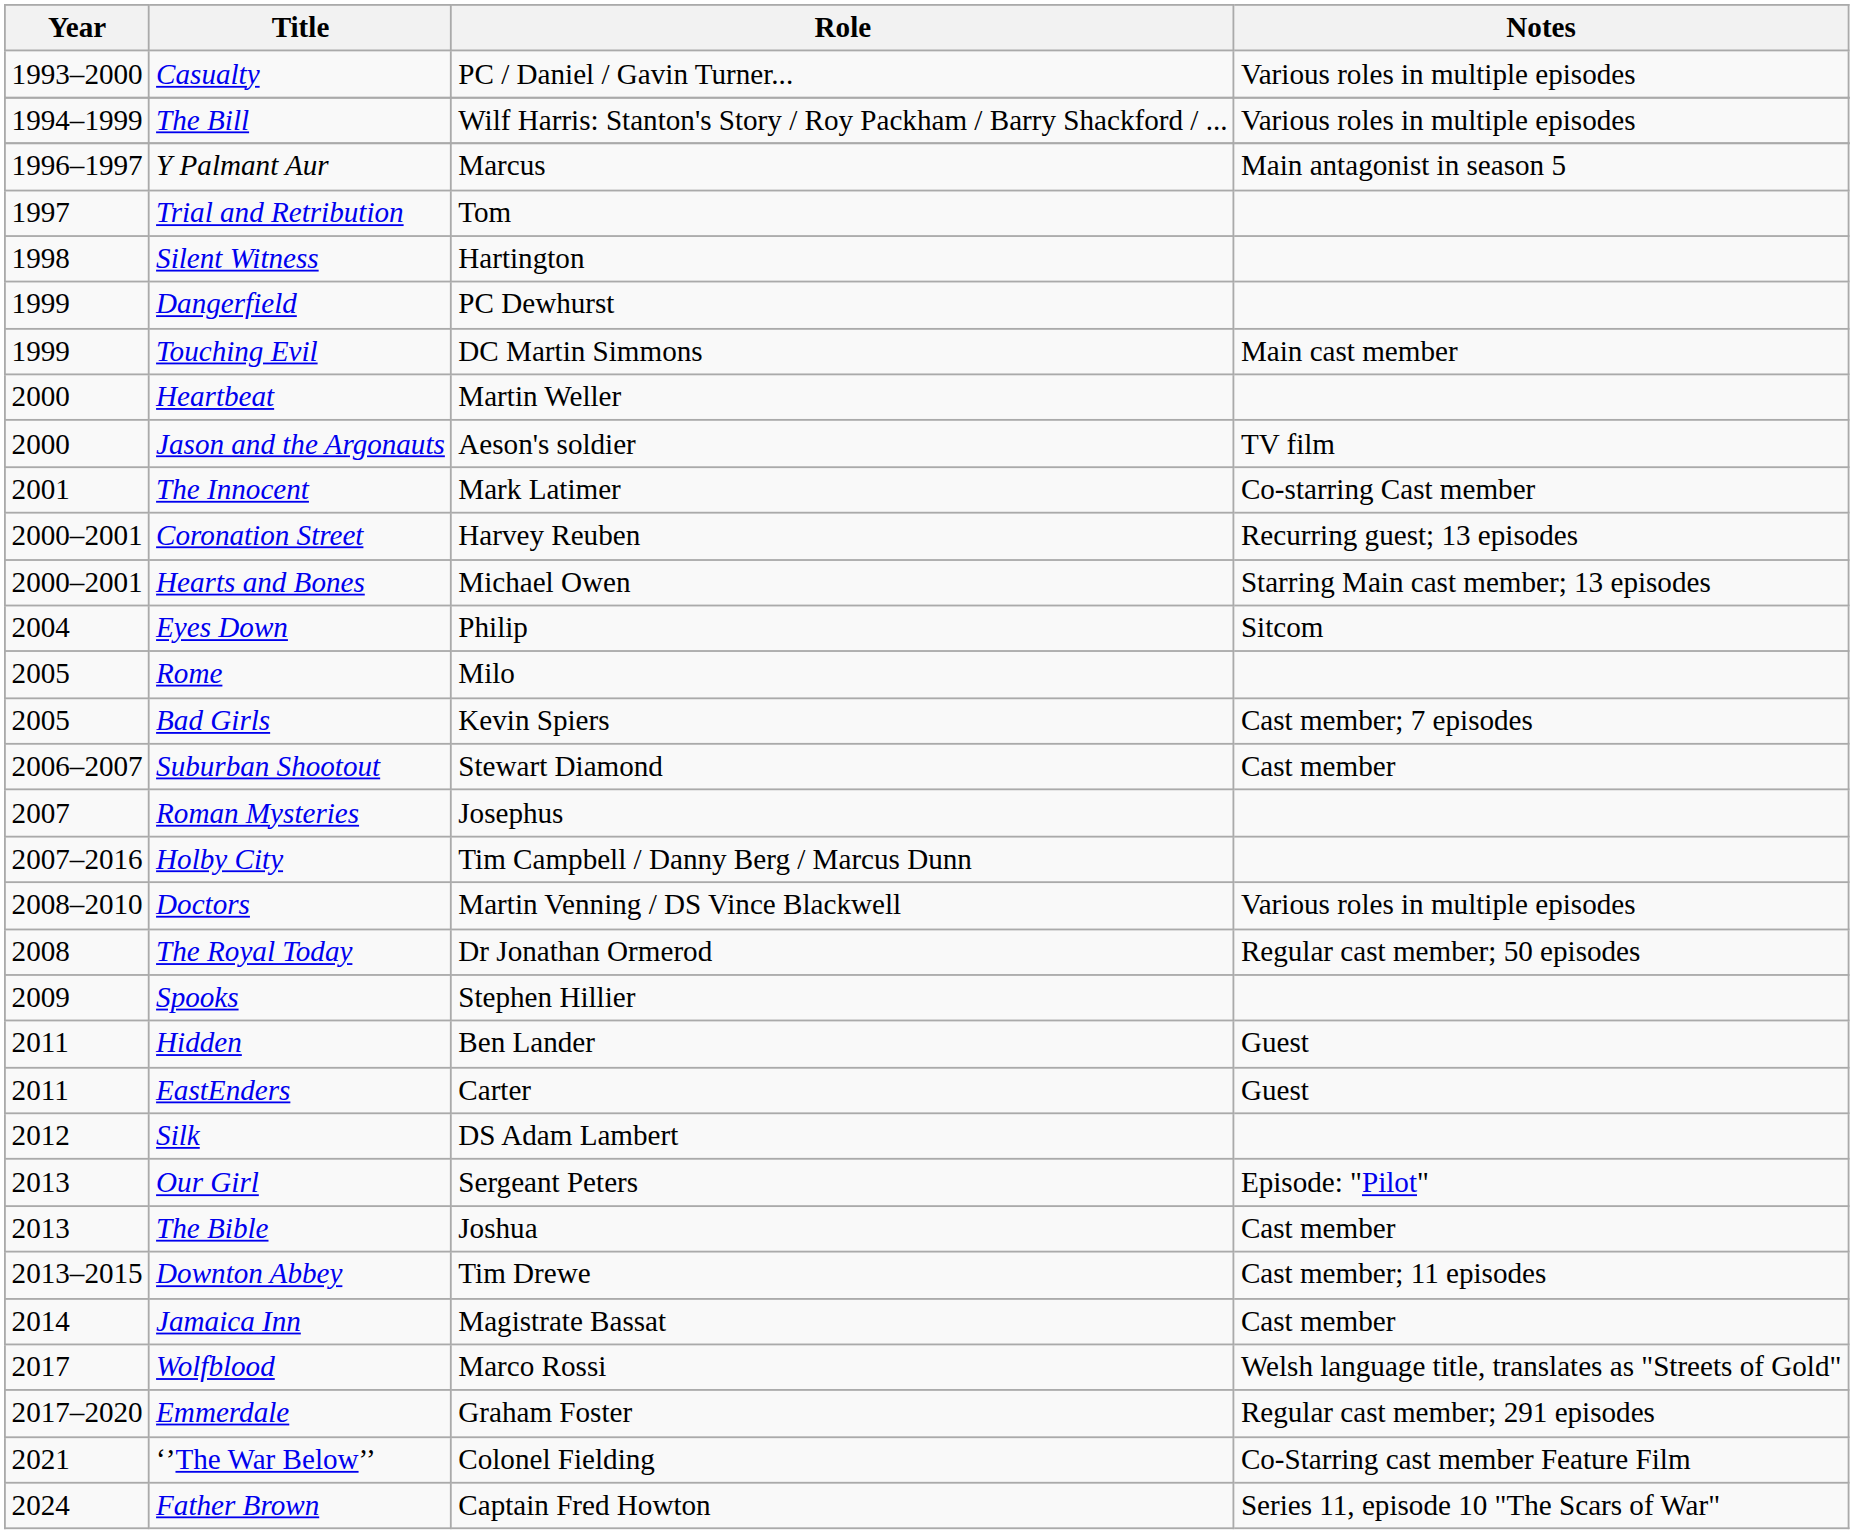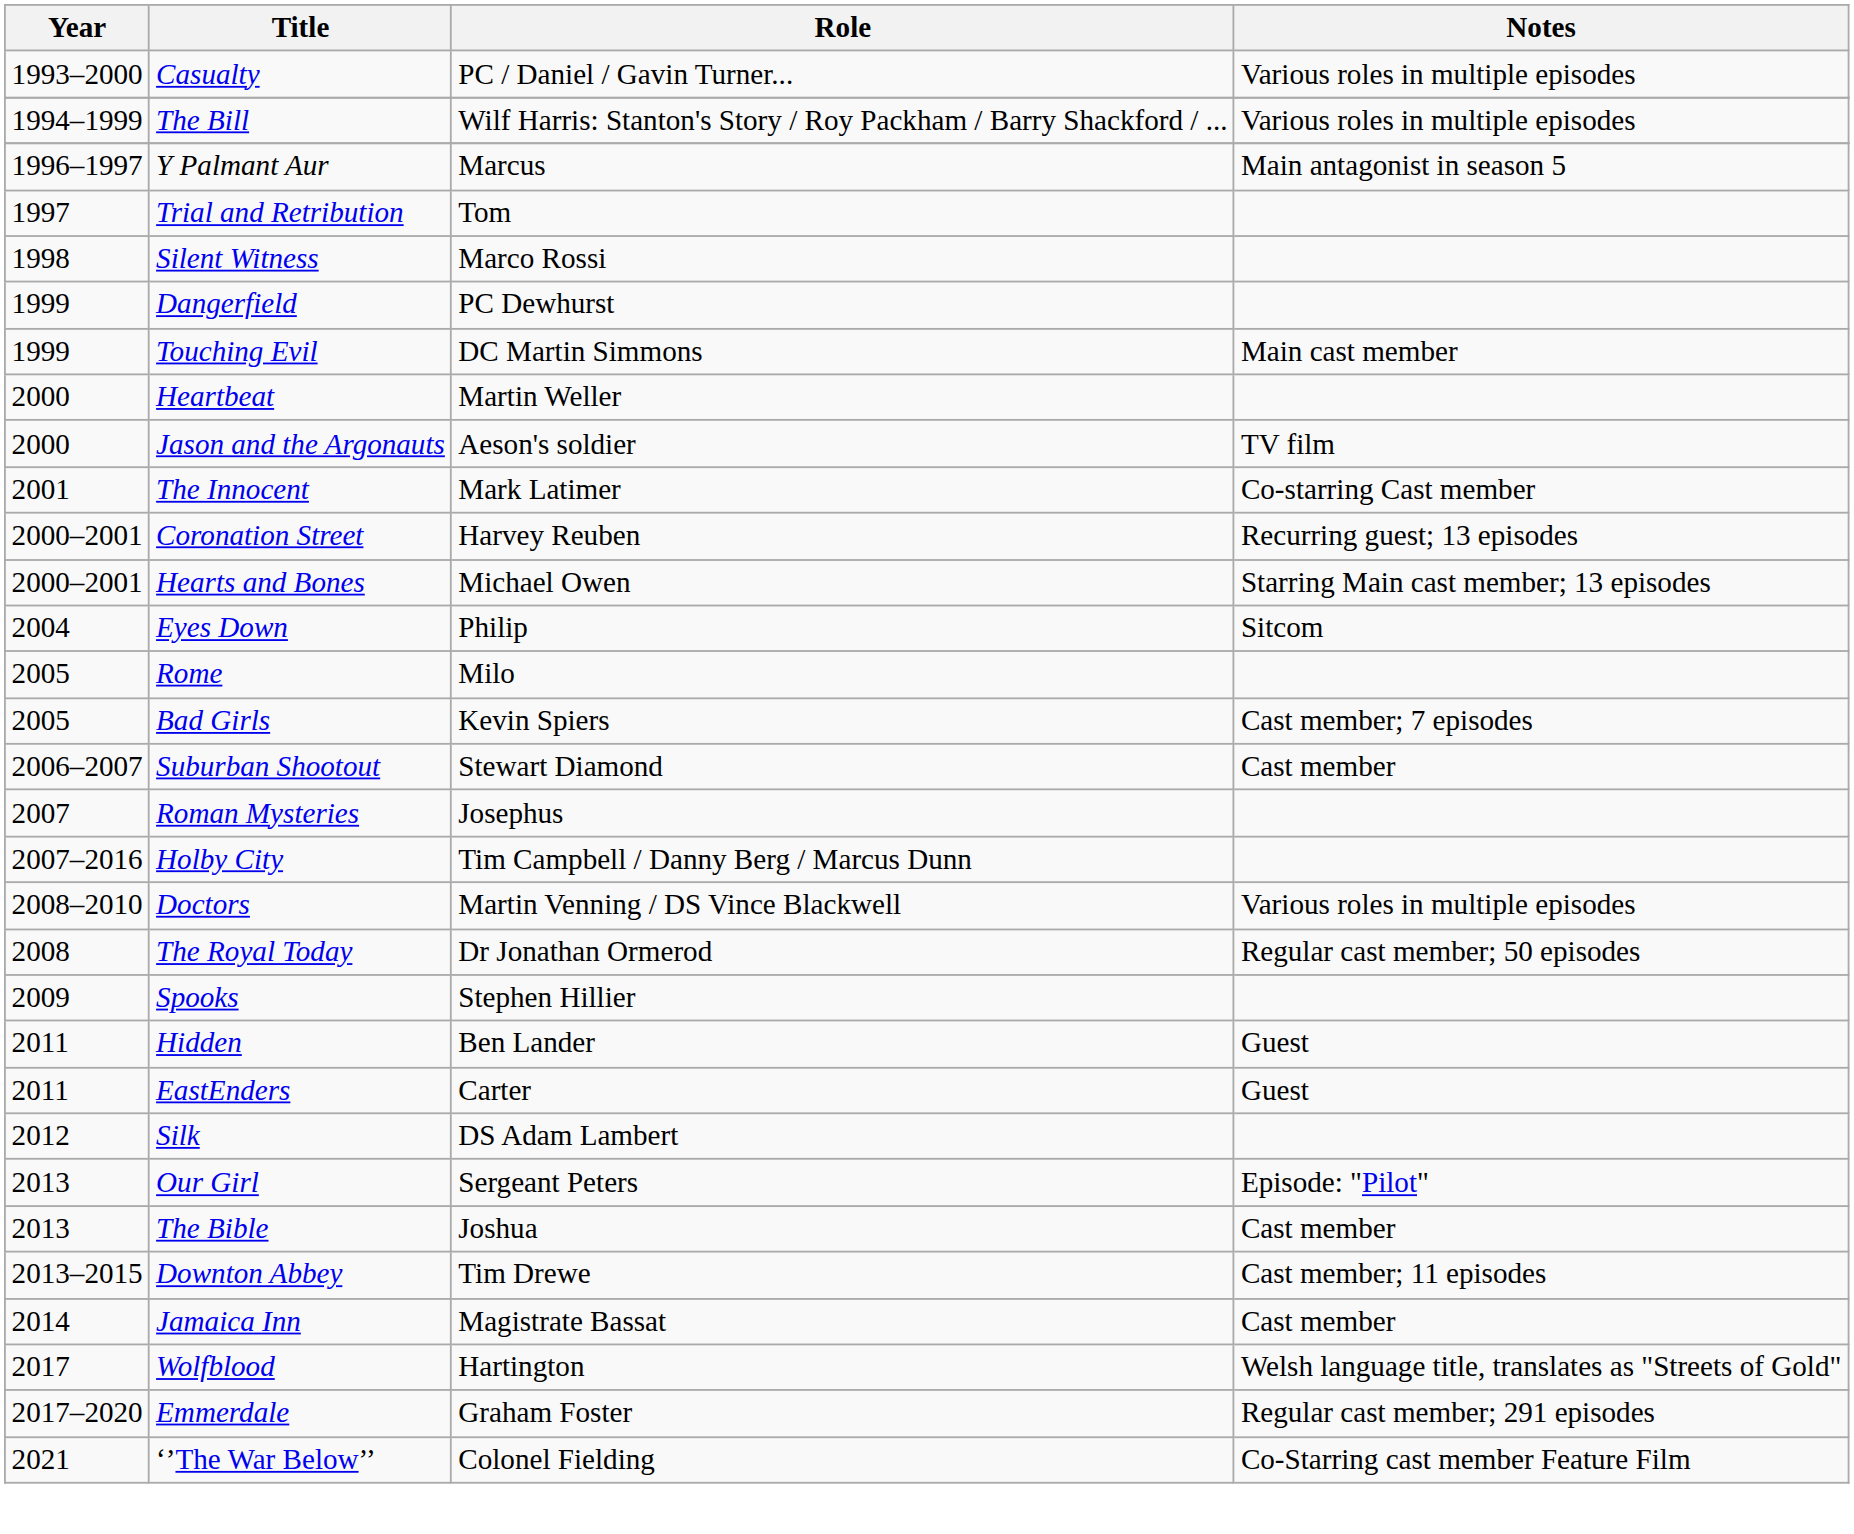(521, 258) Hartington -> (532, 258) Marco Rossi
(532, 1366) Marco Rossi -> (521, 1366) Hartington
- row: (238, 1505)
